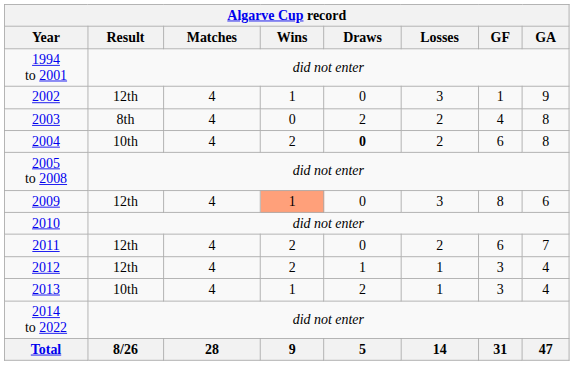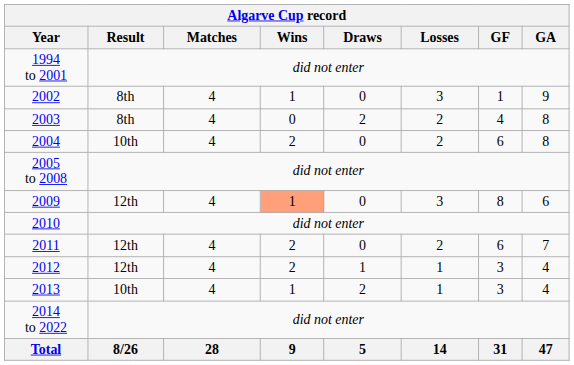(125, 97) 12th -> (125, 97) 8th
(362, 141) bold -> (362, 141) normal
